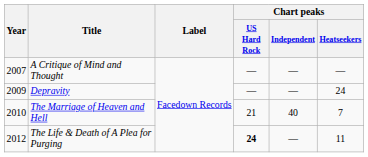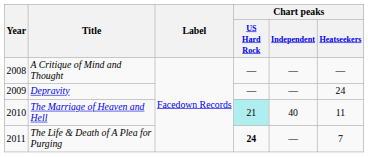(16, 70) 2007 -> (16, 70) 2008
(251, 112) no background -> (251, 112) paleturquoise background
(340, 112) 7 -> (340, 112) 11
(16, 139) 2012 -> (16, 139) 2011
(340, 139) 11 -> (340, 139) 7
